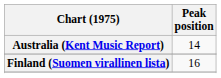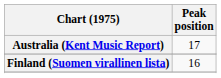(194, 44) 14 -> (194, 44) 17
